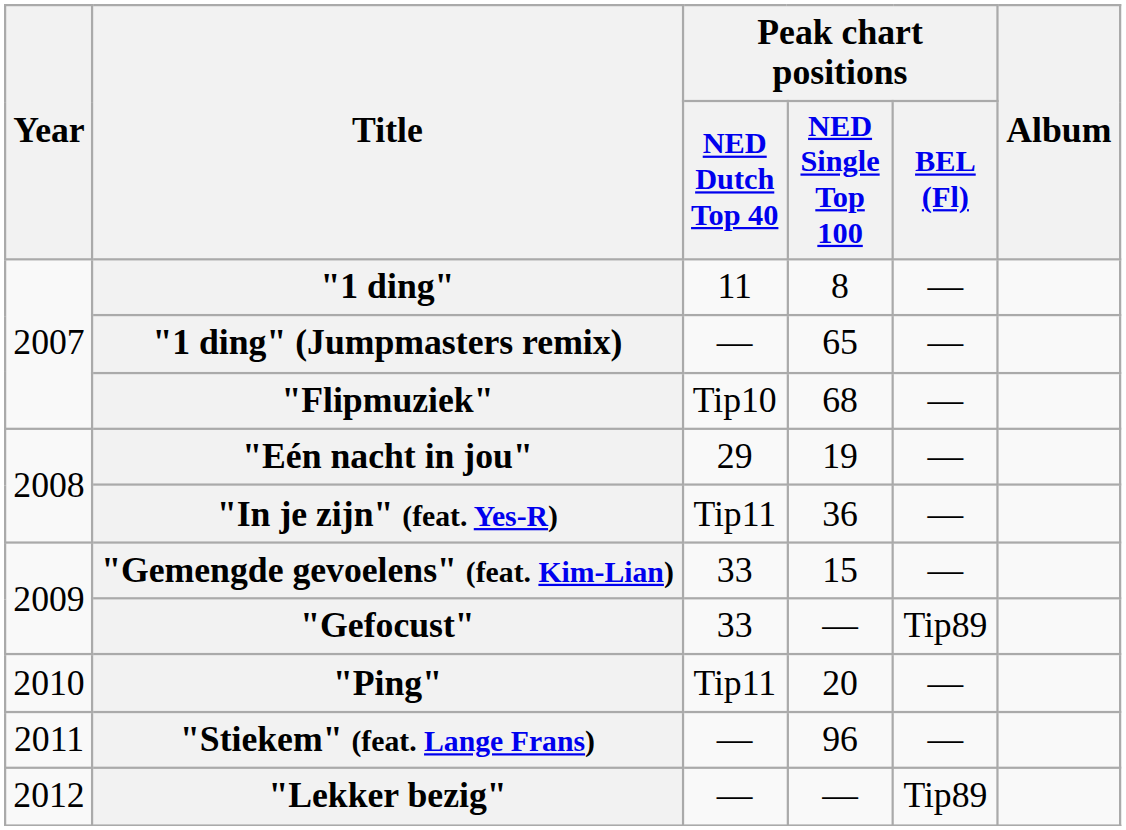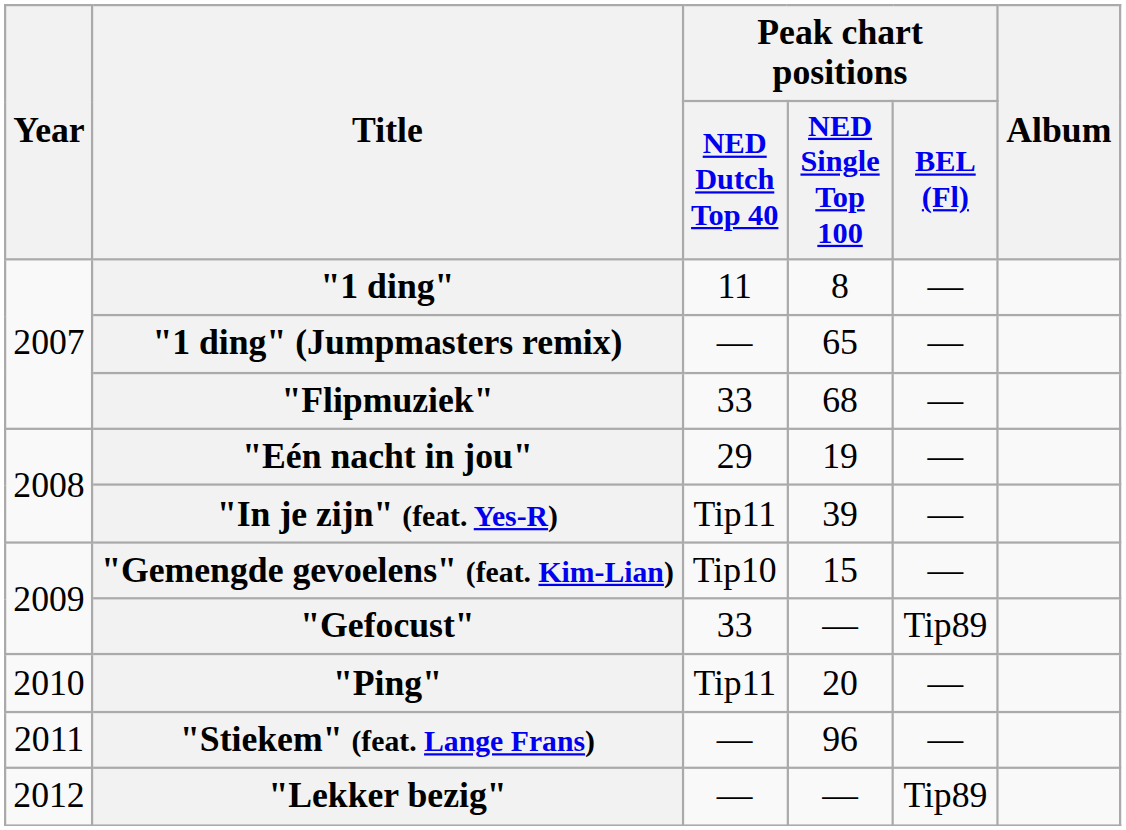(735, 399) Tip10 -> (735, 399) 33
(840, 512) 36 -> (840, 512) 39
(735, 569) 33 -> (735, 569) Tip10
